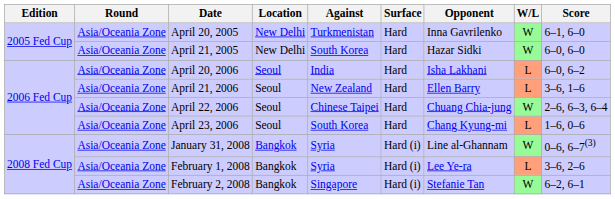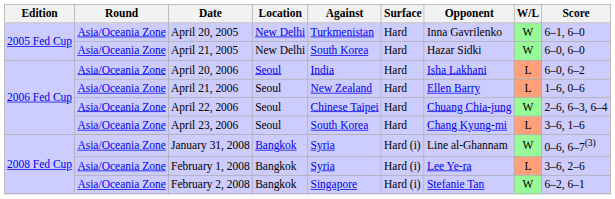(565, 87) 3–6, 1–6 -> (565, 87) 1–6, 0–6
(565, 125) 1–6, 0–6 -> (565, 125) 3–6, 1–6
